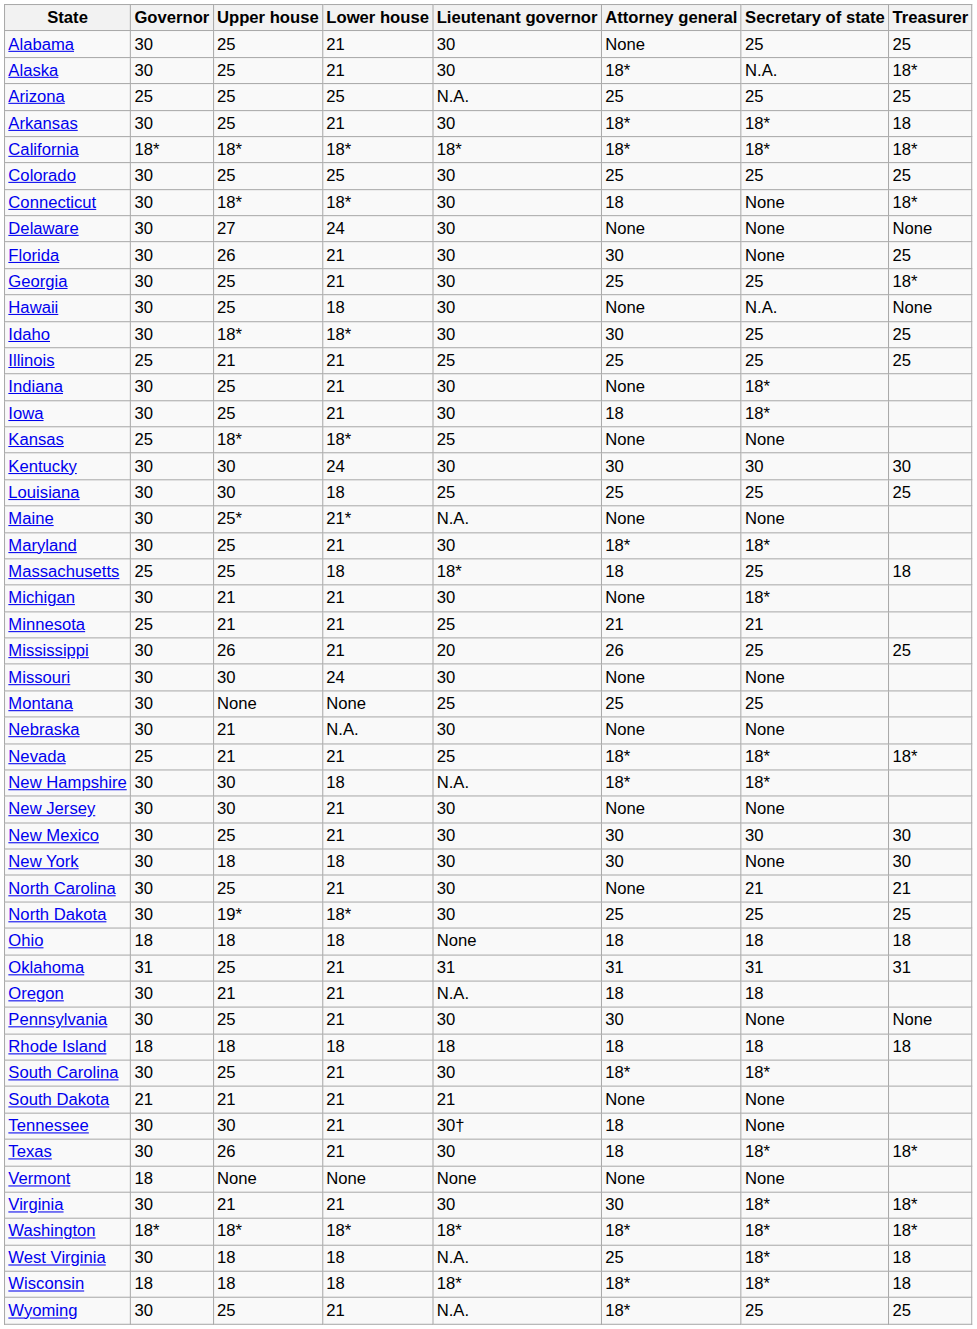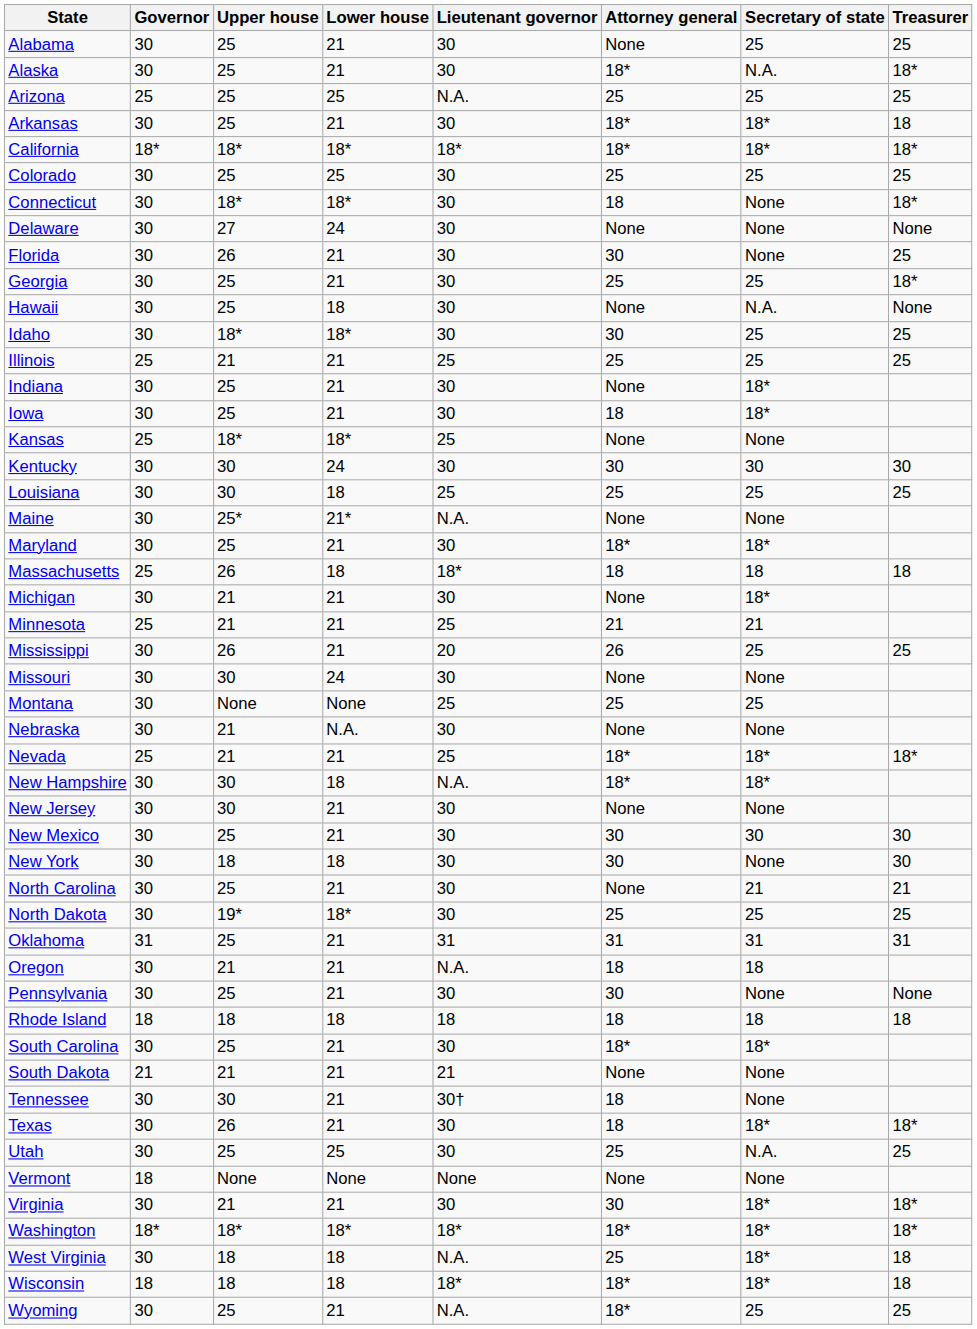(226, 571) 25 -> (226, 571) 26
(754, 571) 25 -> (754, 571) 18
- row: (26, 941)
+ row: (26, 1152)
